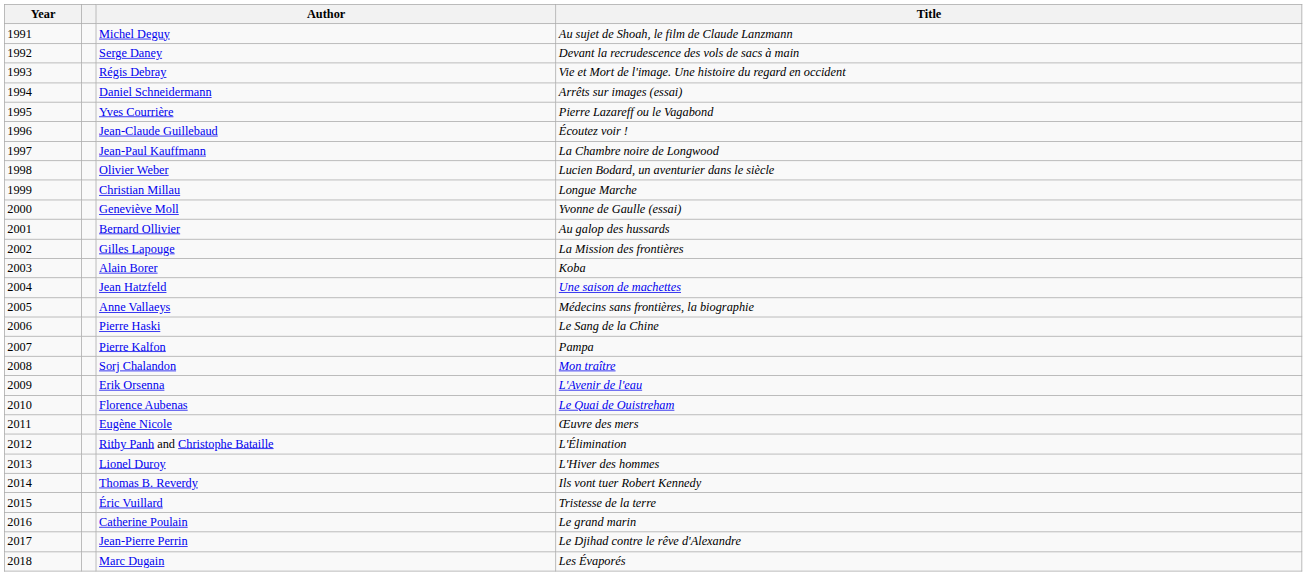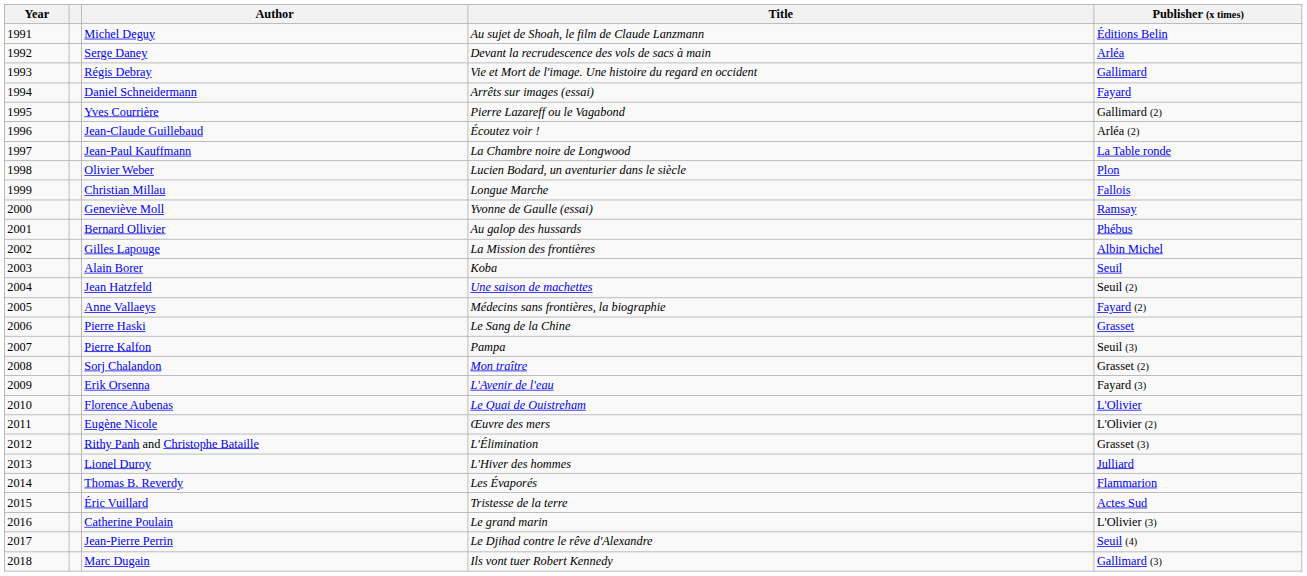+ column: (1198, 14)
(630, 483) Ils vont tuer Robert Kennedy -> (504, 483) Les Évaporés
(592, 561) Les Évaporés -> (542, 561) Ils vont tuer Robert Kennedy
